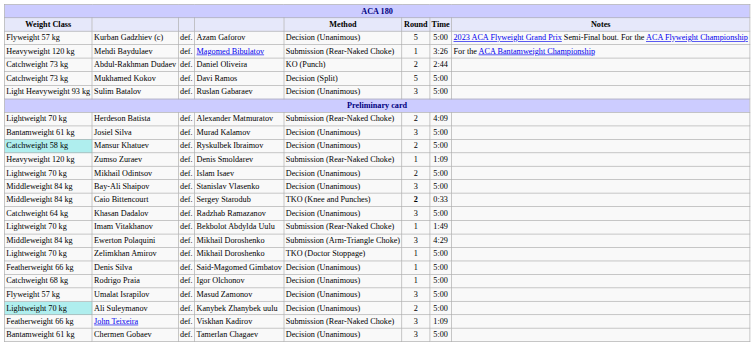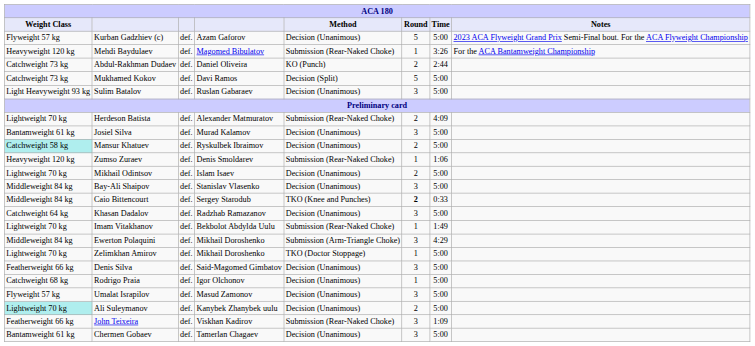(441, 159) 1:09 -> (441, 159) 1:06
(416, 267) 1 -> (416, 267) 3
